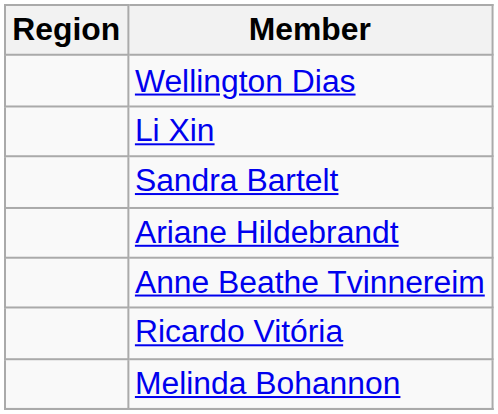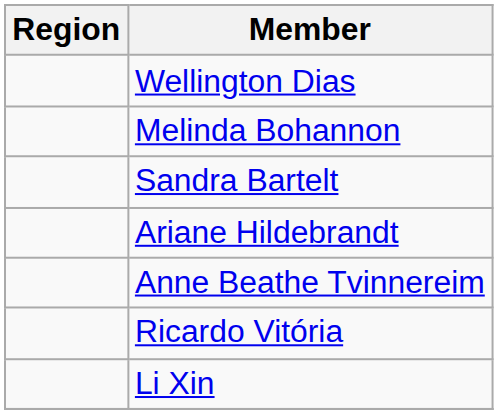rows swapped: (175, 130) <-> (268, 383)
